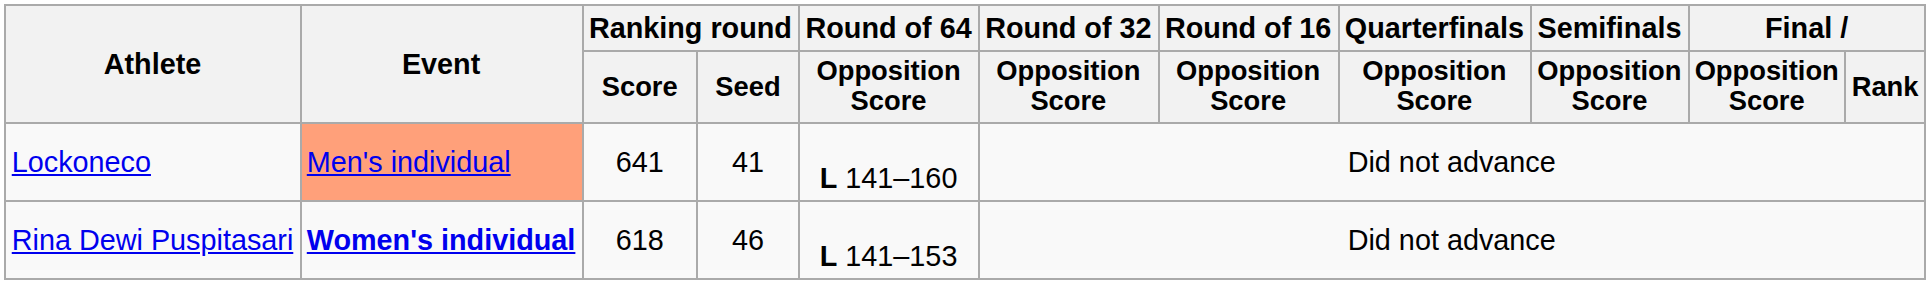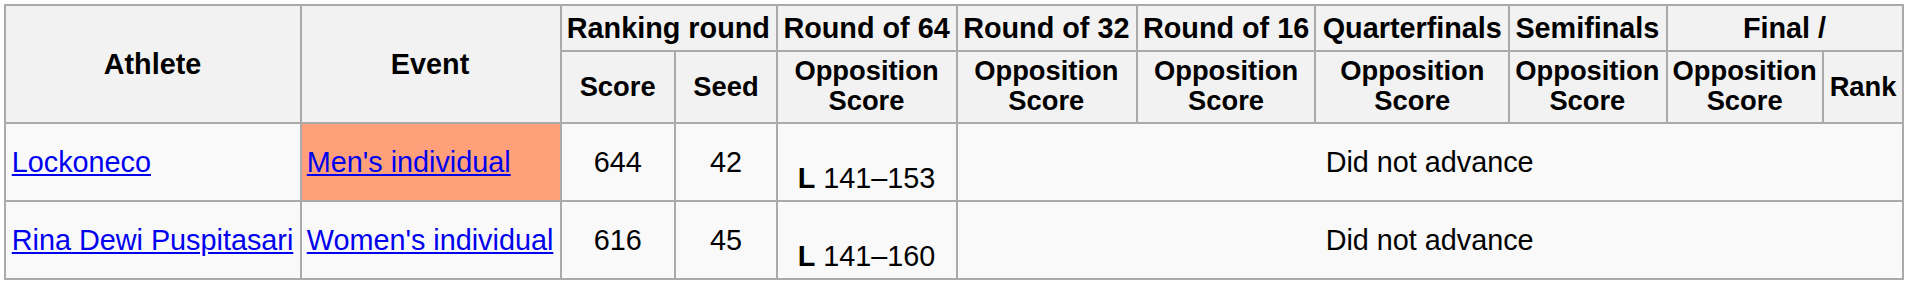(640, 163) 641 -> (618, 163) 644
(748, 163) 41 -> (726, 163) 42
(889, 179) L 141–160 -> (867, 179) L 141–153
(441, 240) bold -> (430, 240) normal
(640, 240) 618 -> (618, 240) 616
(748, 240) 46 -> (726, 240) 45
(889, 256) L 141–153 -> (867, 256) L 141–160
